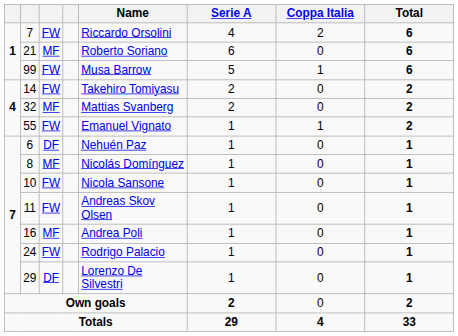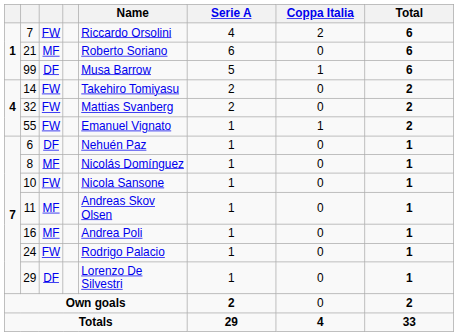(51, 70) FW -> (51, 70) DF
(51, 107) MF -> (51, 107) FW
(51, 208) FW -> (51, 208) MF
